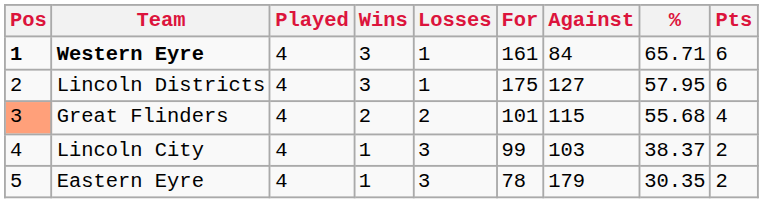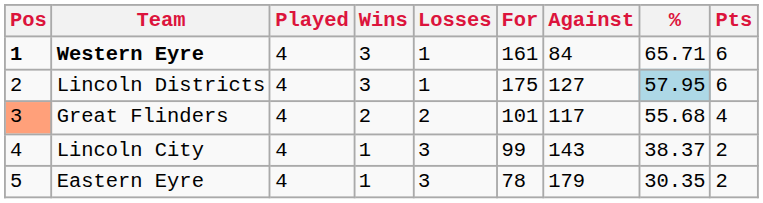(675, 85) no background -> (675, 85) lightblue background
(567, 118) 115 -> (567, 118) 117
(567, 150) 103 -> (567, 150) 143
